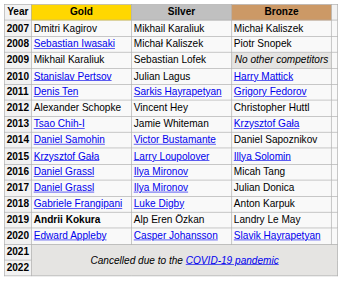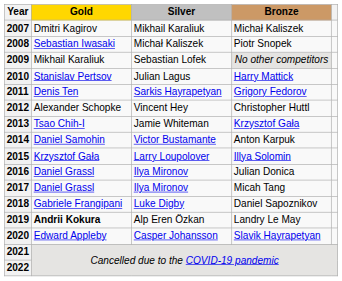(276, 140) Daniel Sapoznikov -> (264, 140) Anton Karpuk
(259, 172) Micah Tang -> (264, 172) Julian Donica
(264, 188) Julian Donica -> (259, 188) Micah Tang
(264, 204) Anton Karpuk -> (276, 204) Daniel Sapoznikov
